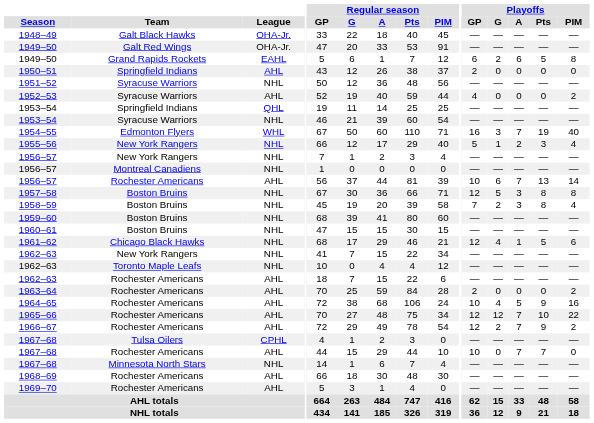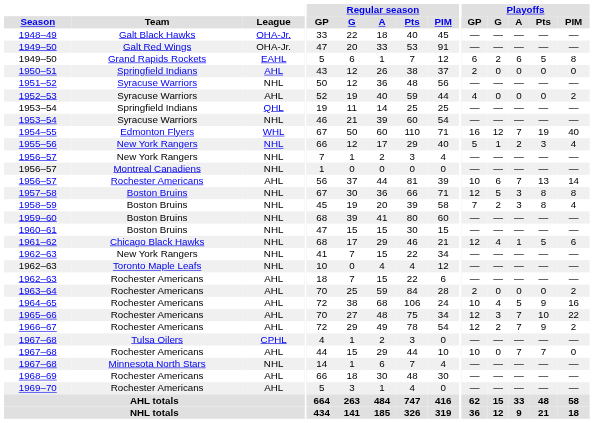(498, 132) 3 -> (498, 132) 12
(498, 315) 12 -> (498, 315) 3
